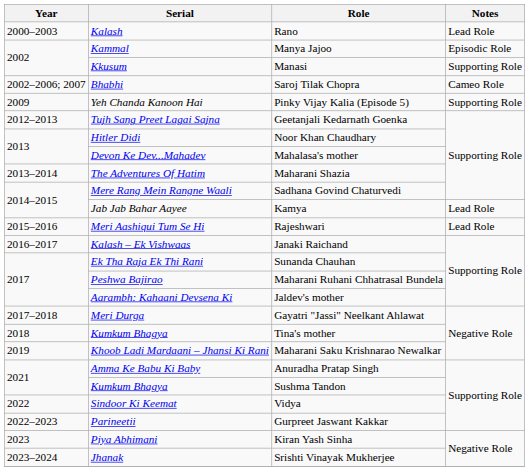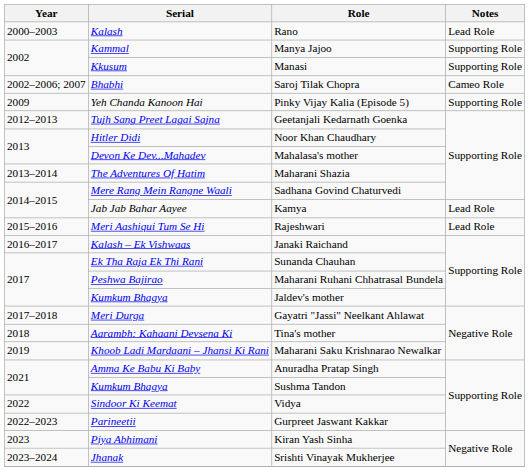(480, 48) Episodic Role -> (485, 48) Supporting Role
(162, 297) Aarambh: Kahaani Devsena Ki -> (129, 297) Kumkum Bhagya
(129, 333) Kumkum Bhagya -> (162, 333) Aarambh: Kahaani Devsena Ki
